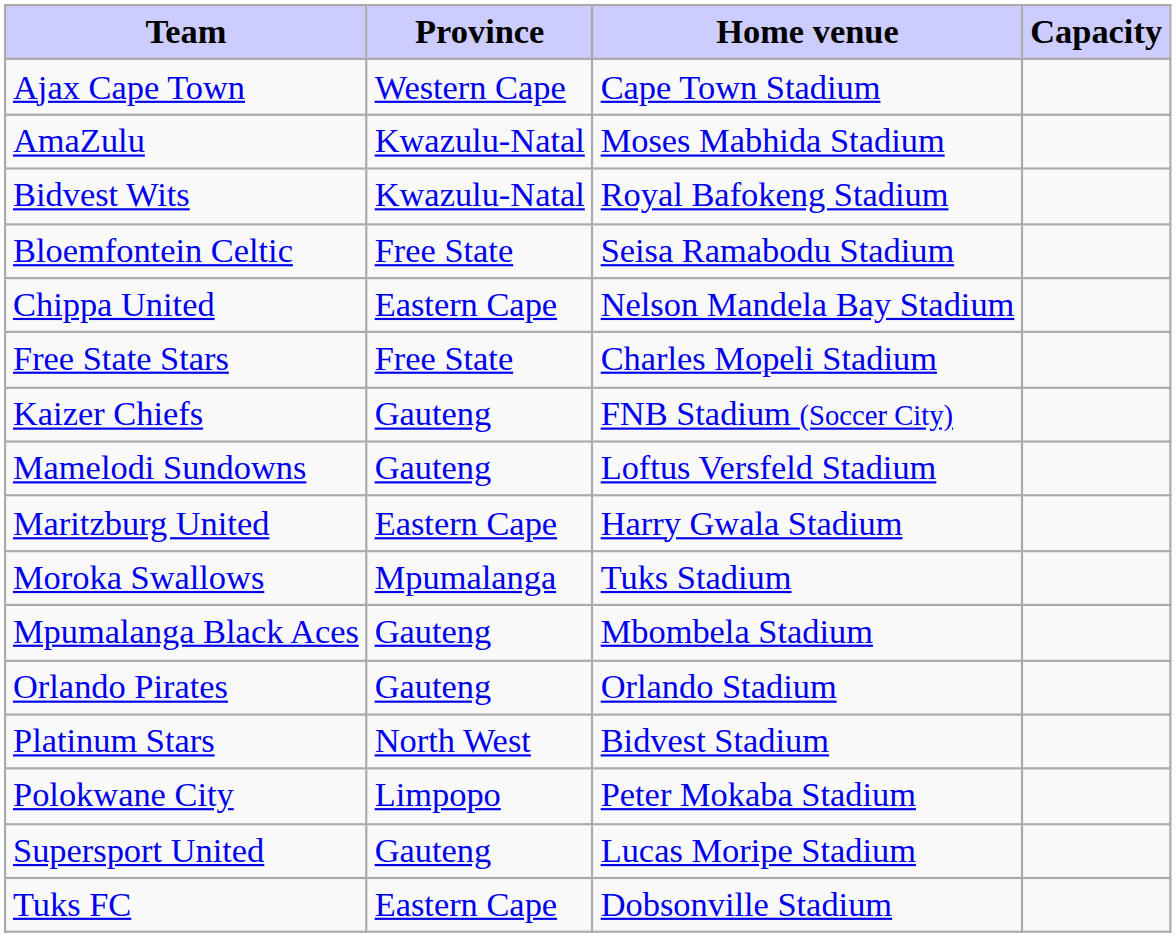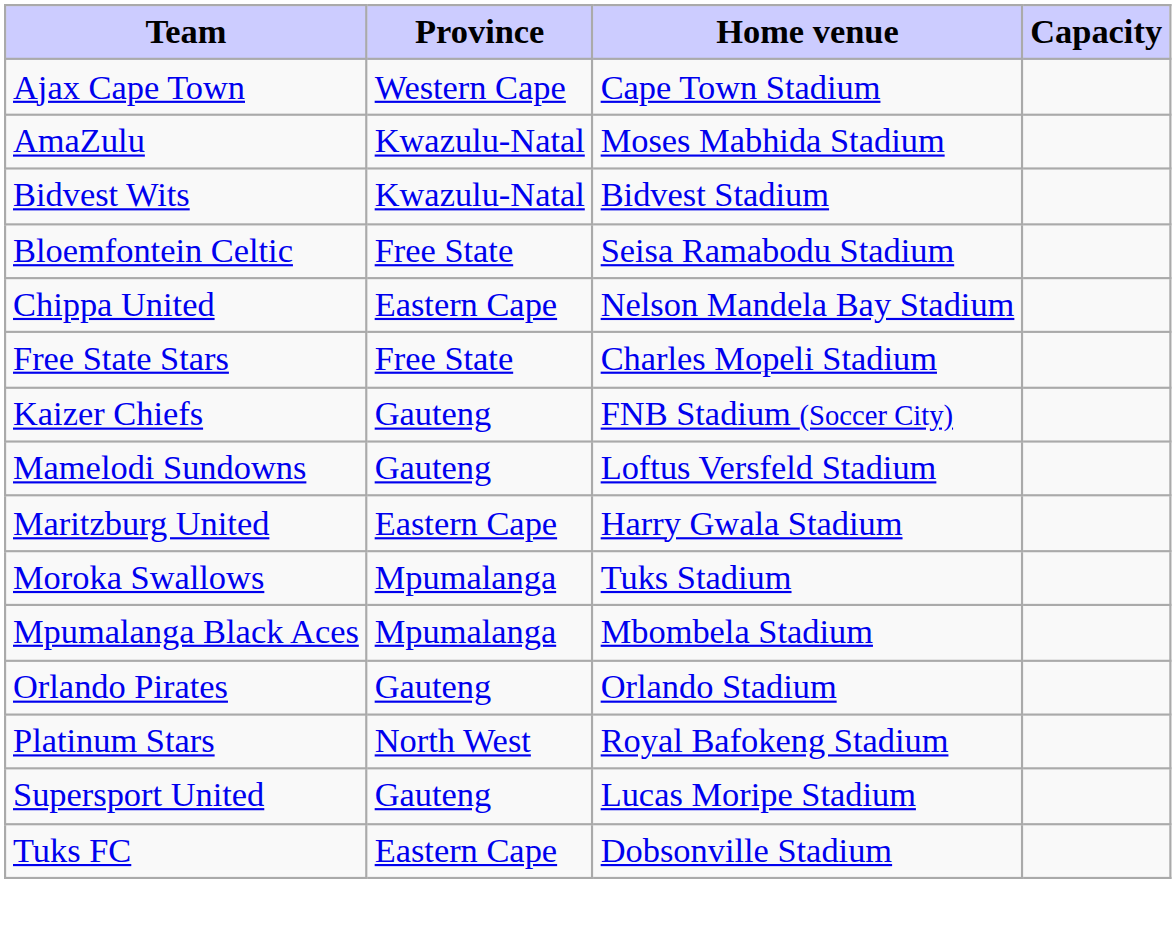(775, 195) Royal Bafokeng Stadium -> (715, 195) Bidvest Stadium
(433, 631) Gauteng -> (465, 631) Mpumalanga
(715, 741) Bidvest Stadium -> (775, 741) Royal Bafokeng Stadium
- row: (123, 795)
